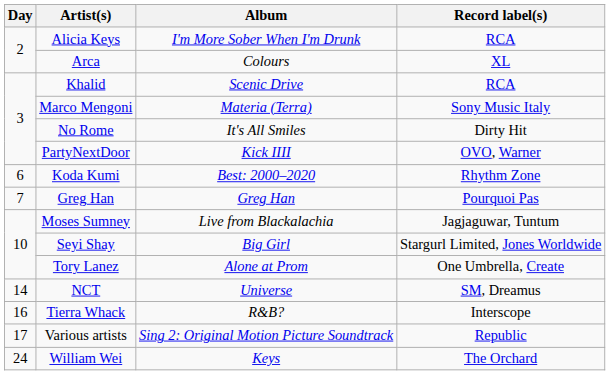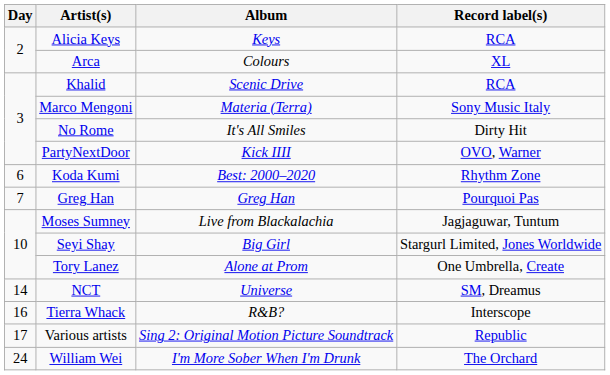(266, 38) I'm More Sober When I'm Drunk -> (266, 38) Keys
(266, 358) Keys -> (266, 358) I'm More Sober When I'm Drunk
